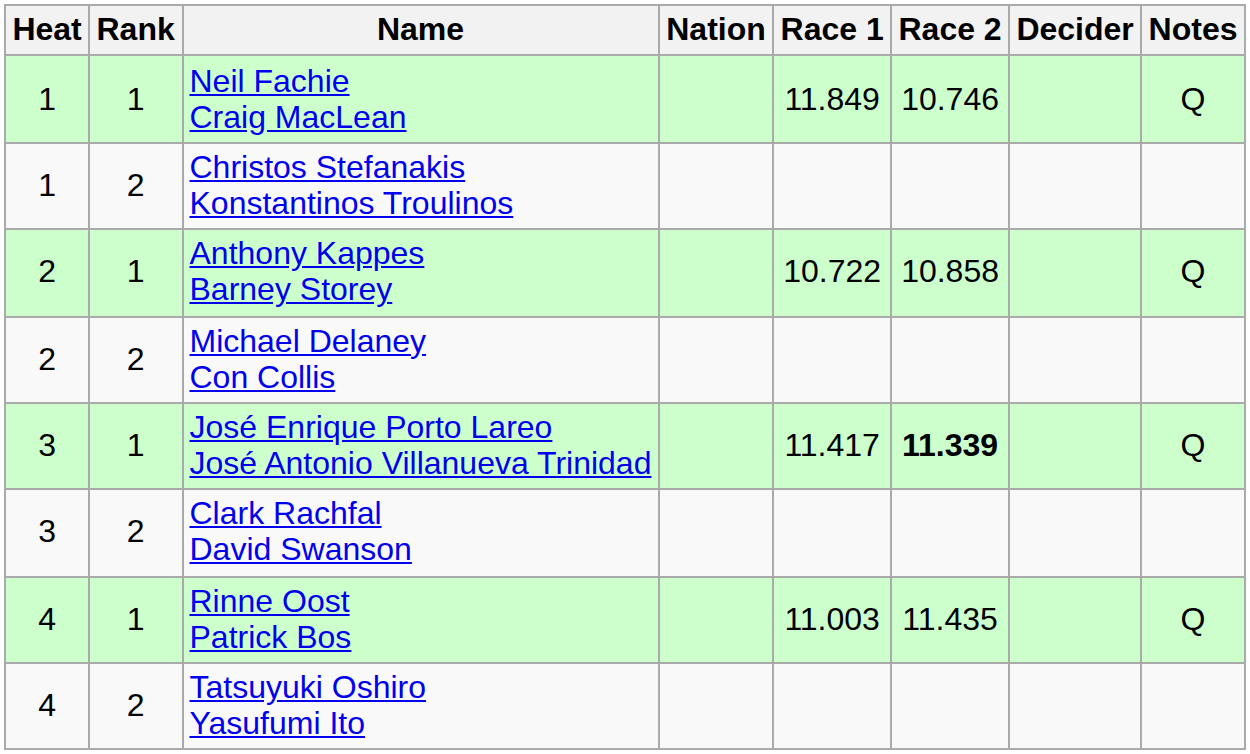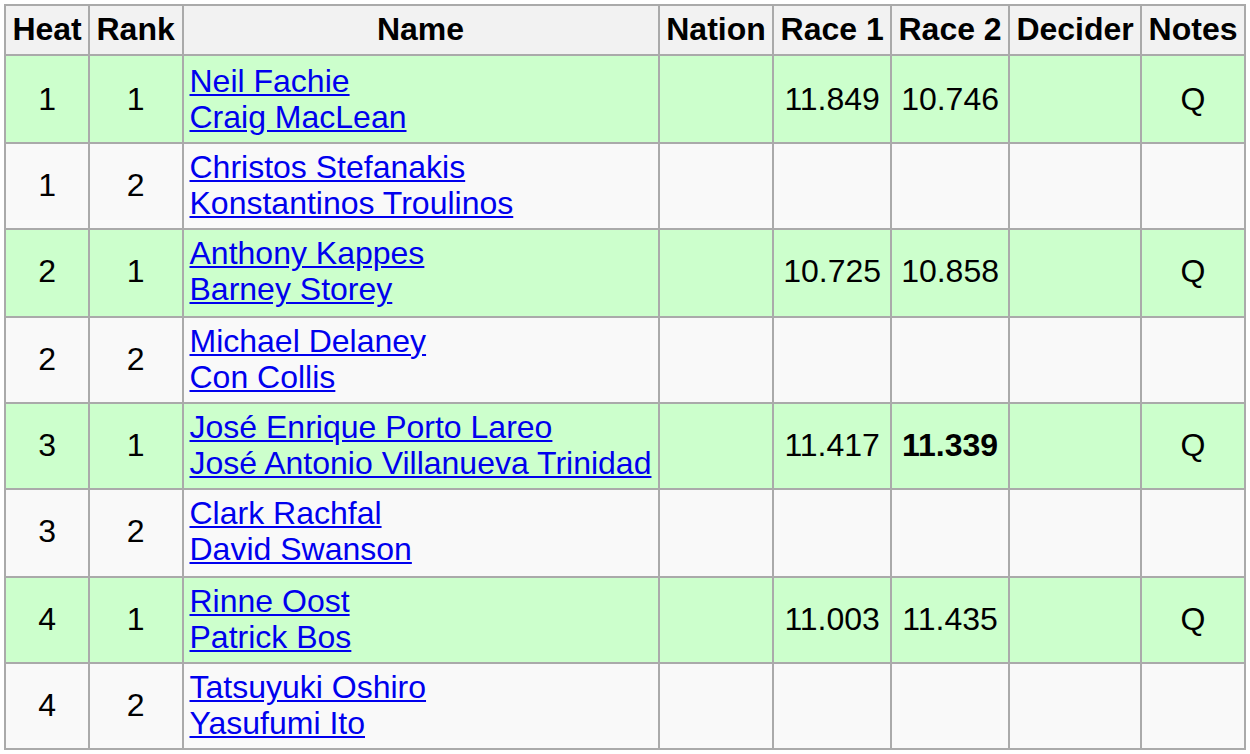(832, 272) 10.722 -> (832, 272) 10.725
